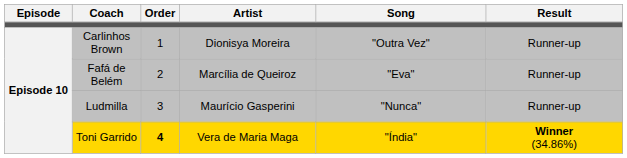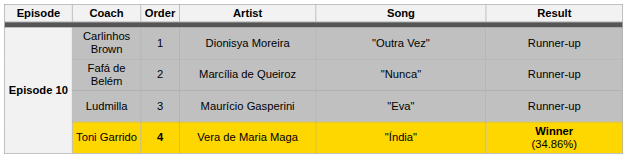(401, 74) "Eva" -> (401, 74) "Nunca"
(401, 106) "Nunca" -> (401, 106) "Eva"
